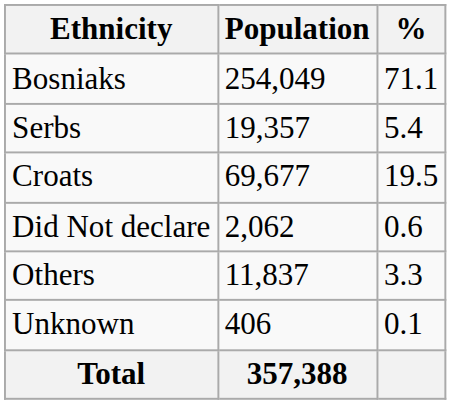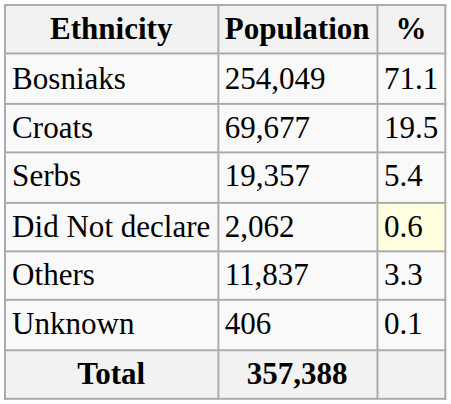rows swapped: (53, 176) <-> (47, 127)
(403, 226) no background -> (403, 226) lightyellow background
